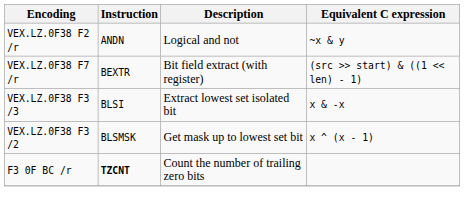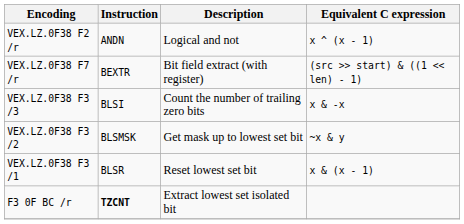(327, 40) ~x & y -> (342, 40) x ^ (x - 1)
(226, 104) Extract lowest set isolated bit -> (232, 104) Count the number of trailing zero bits
(342, 138) x ^ (x - 1) -> (327, 138) ~x & y
+ row: (48, 170)
(232, 169) Count the number of trailing zero bits -> (226, 202) Extract lowest set isolated bit
